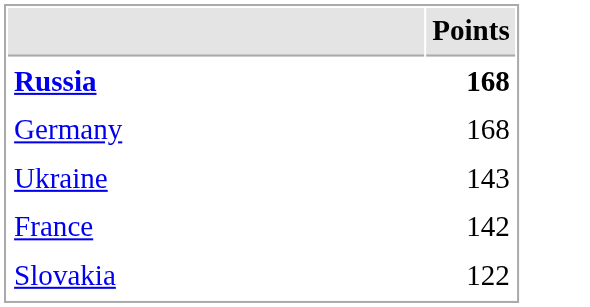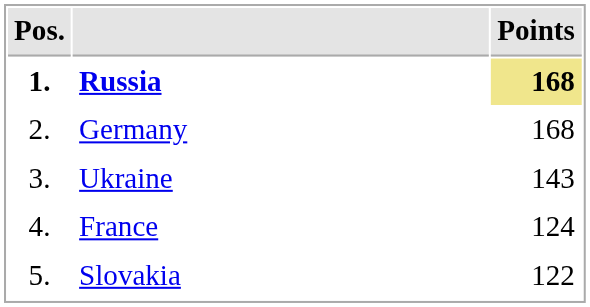+ column: (40, 30)
(488, 81) no background -> (553, 81) khaki background
(488, 226) 142 -> (553, 226) 124
